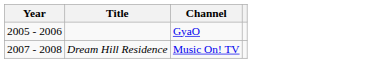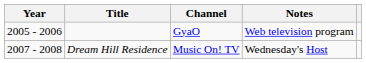+ column: (299, 13)
